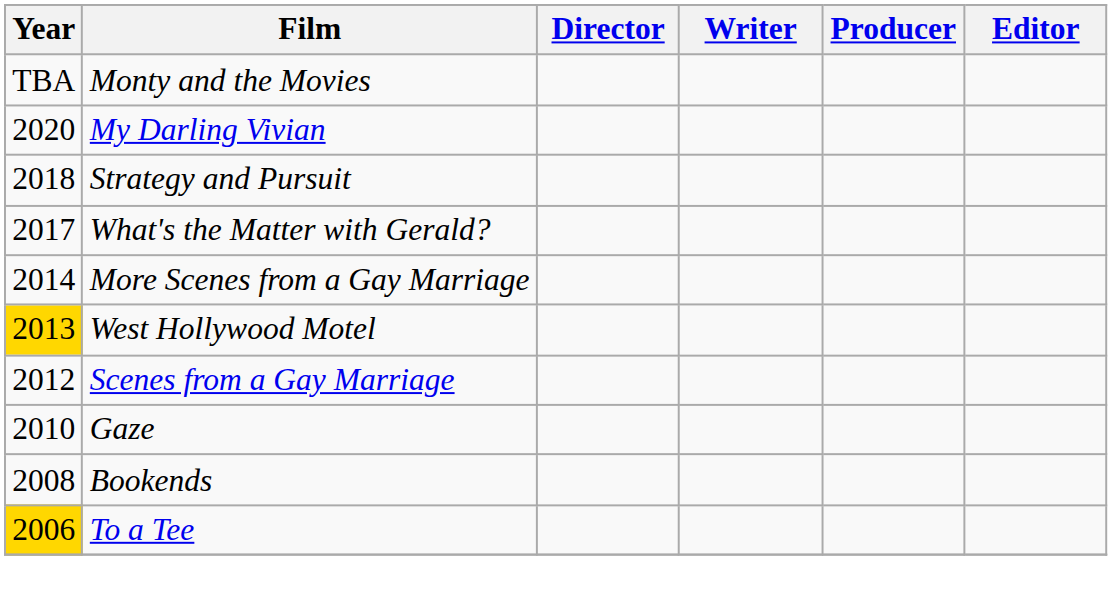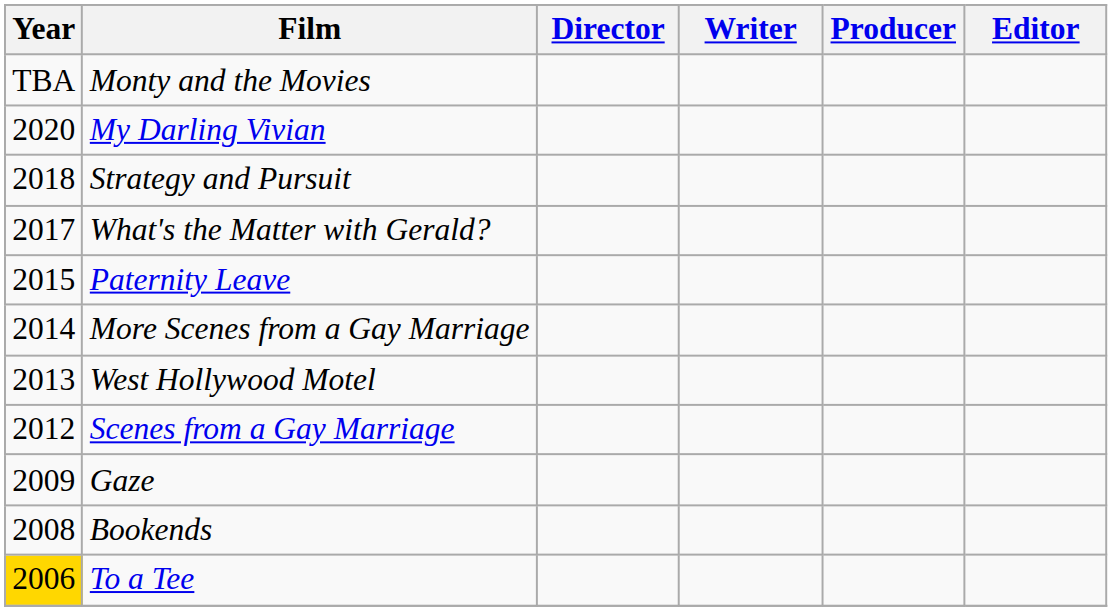+ row: (190, 279)
(44, 329) gold background -> (44, 379) no background
(44, 429) 2010 -> (44, 479) 2009
